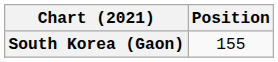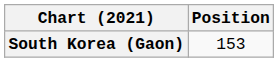(231, 44) 155 -> (231, 44) 153
